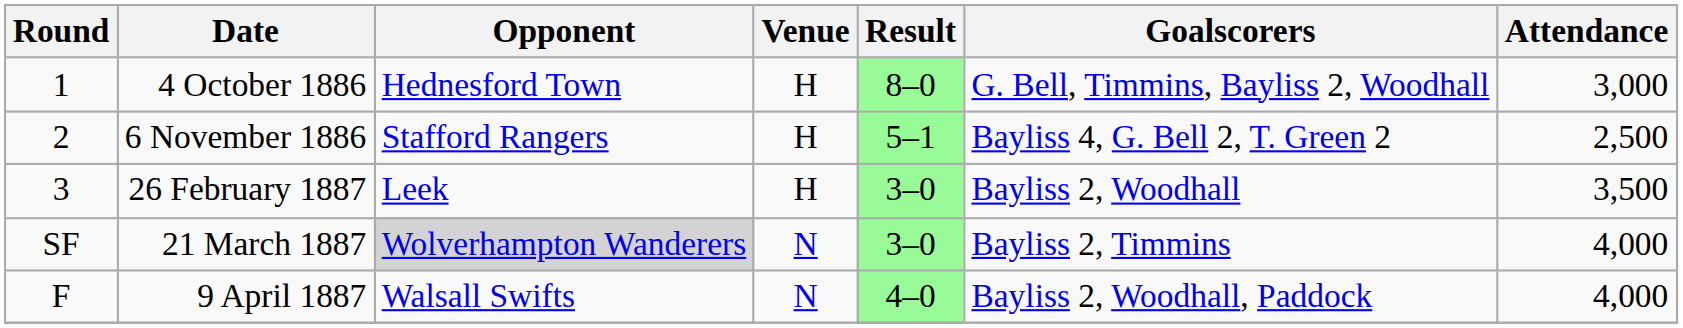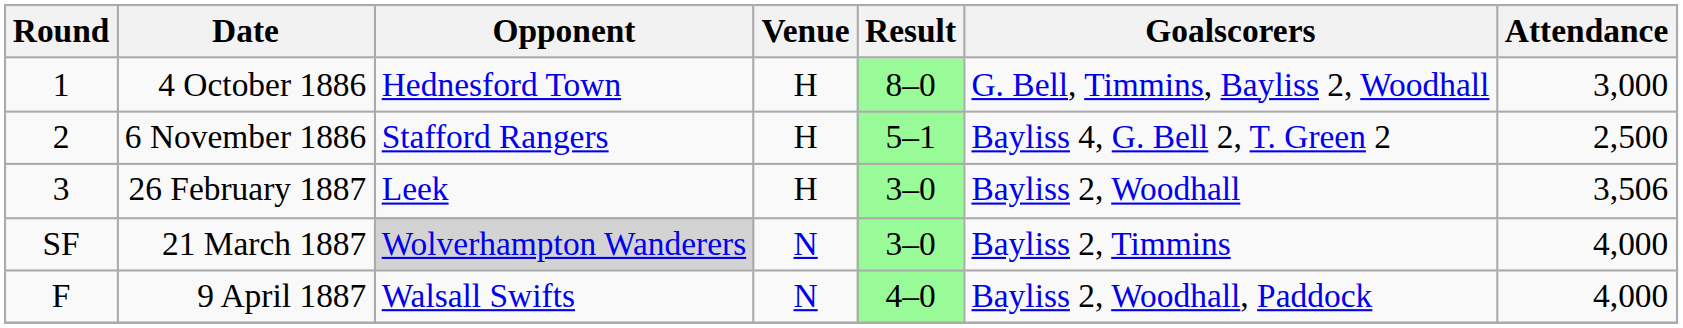(1631, 190) 3,500 -> (1631, 190) 3,506
